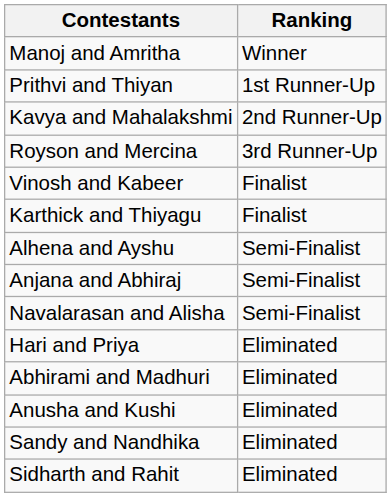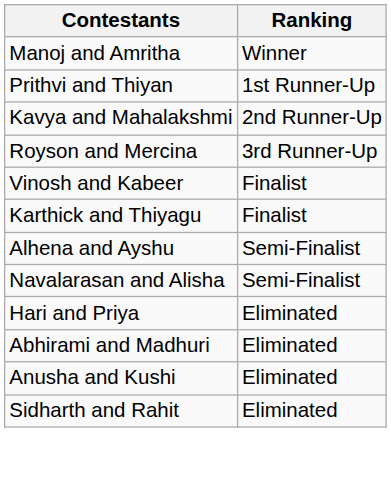- row: (95, 280)
- row: (104, 442)
